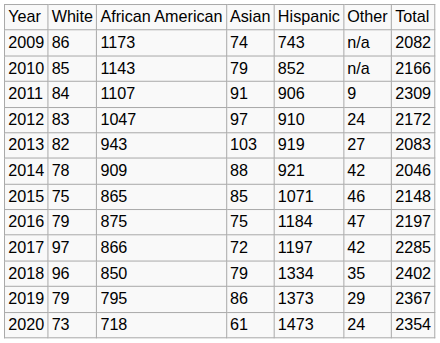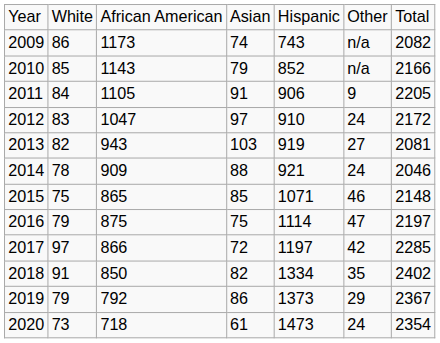(118, 94) 1107 -> (118, 94) 1105
(413, 94) 2309 -> (413, 94) 2205
(413, 145) 2083 -> (413, 145) 2081
(356, 171) 42 -> (356, 171) 24
(295, 222) 1184 -> (295, 222) 1114
(61, 273) 96 -> (61, 273) 91
(239, 273) 79 -> (239, 273) 82
(114, 299) 795 -> (114, 299) 792
